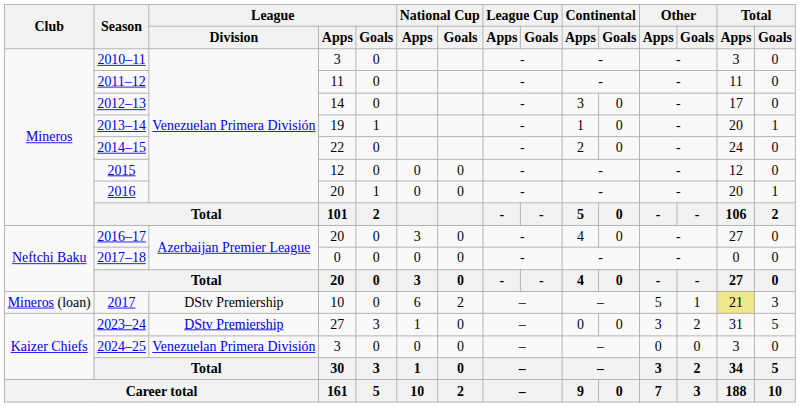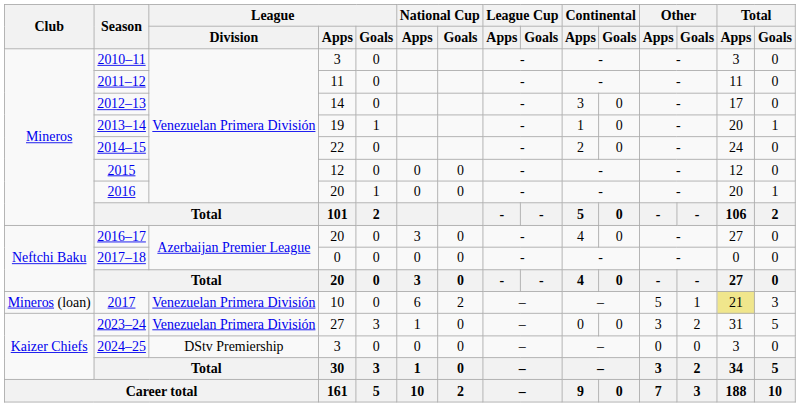(234, 302) DStv Premiership -> (234, 302) Venezuelan Primera División
(234, 324) DStv Premiership -> (234, 324) Venezuelan Primera División
(234, 346) Venezuelan Primera División -> (234, 346) DStv Premiership
